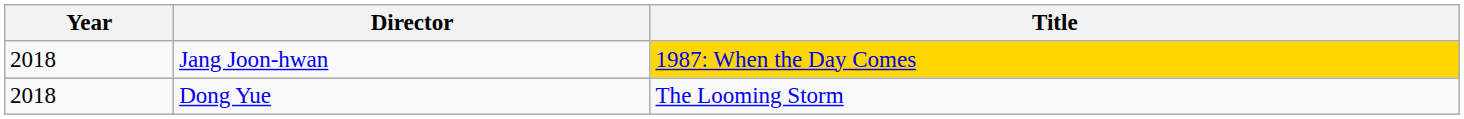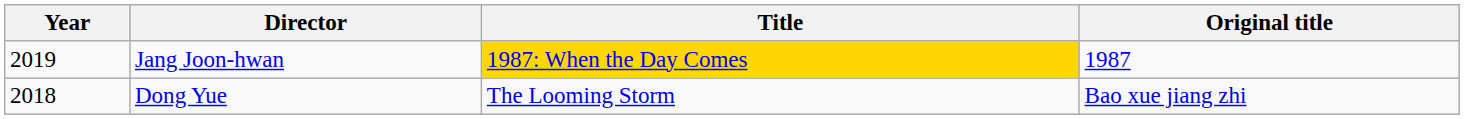+ column: (1269, 22)
(33, 59) 2018 -> (33, 59) 2019
